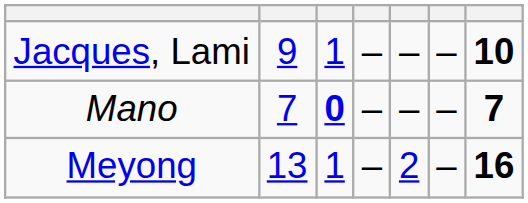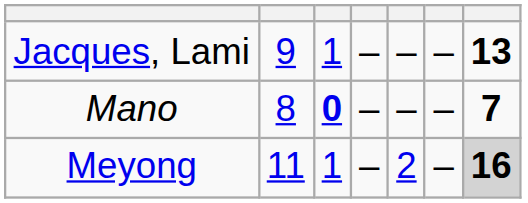(494, 50) 10 -> (491, 50) 13
(287, 108) 7 -> (286, 108) 8
(287, 166) 13 -> (286, 166) 11
(494, 166) no background -> (491, 166) lightgrey background
